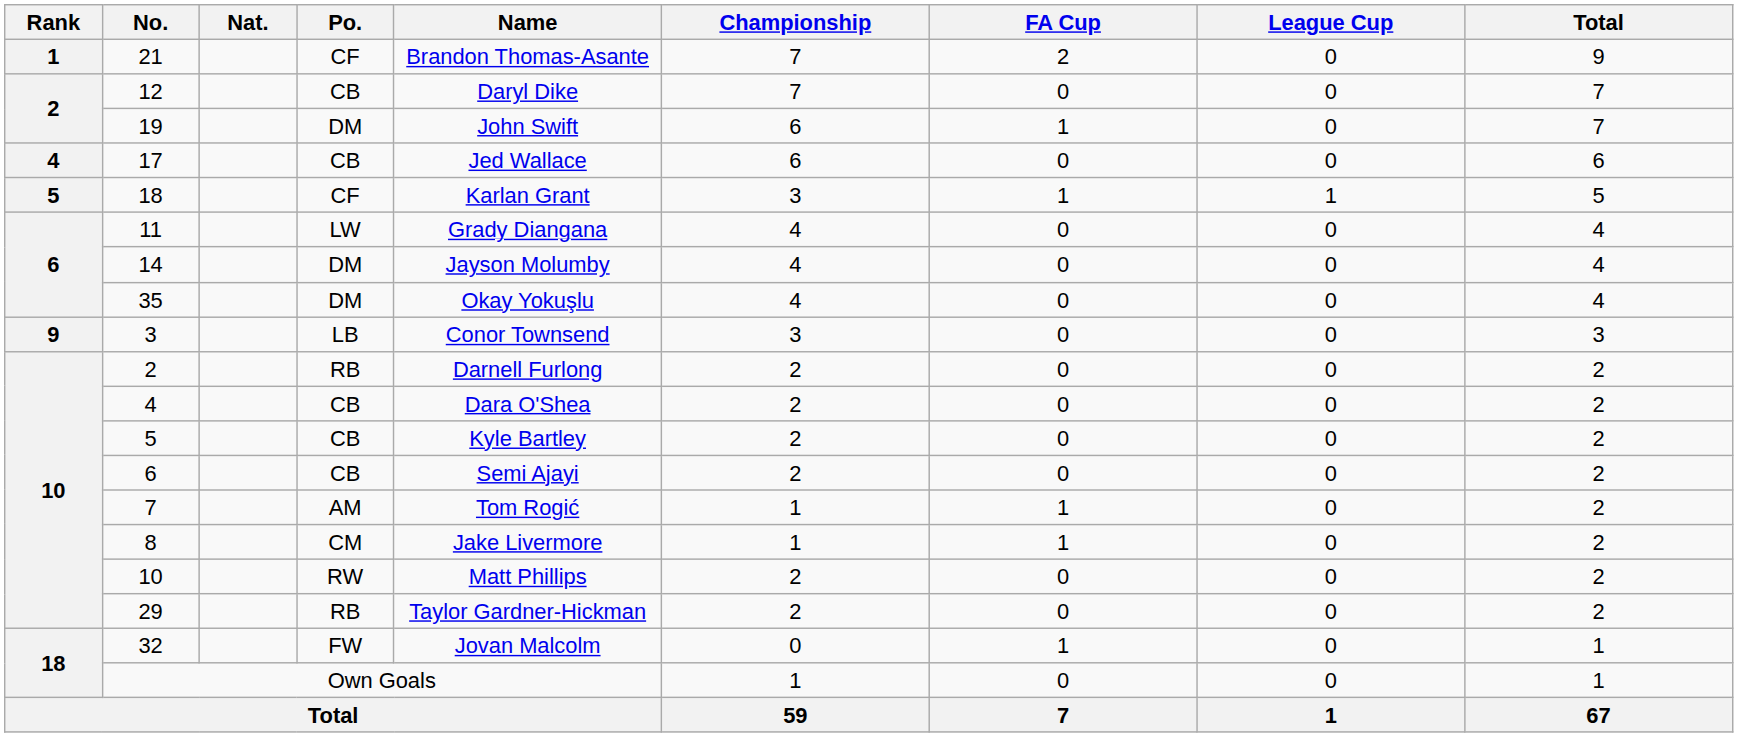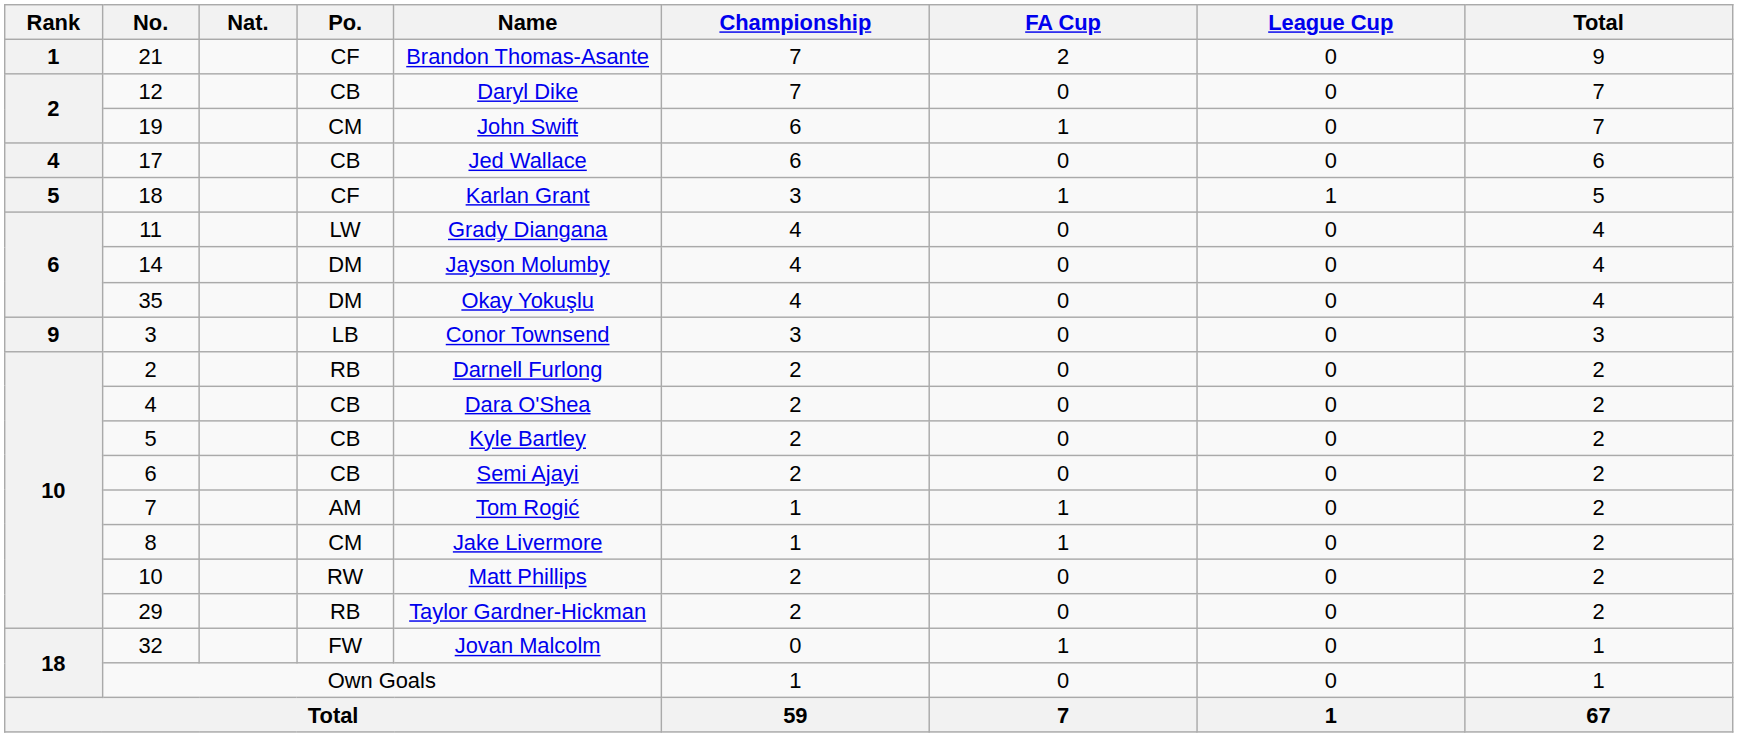(345, 126) DM -> (345, 126) CM
